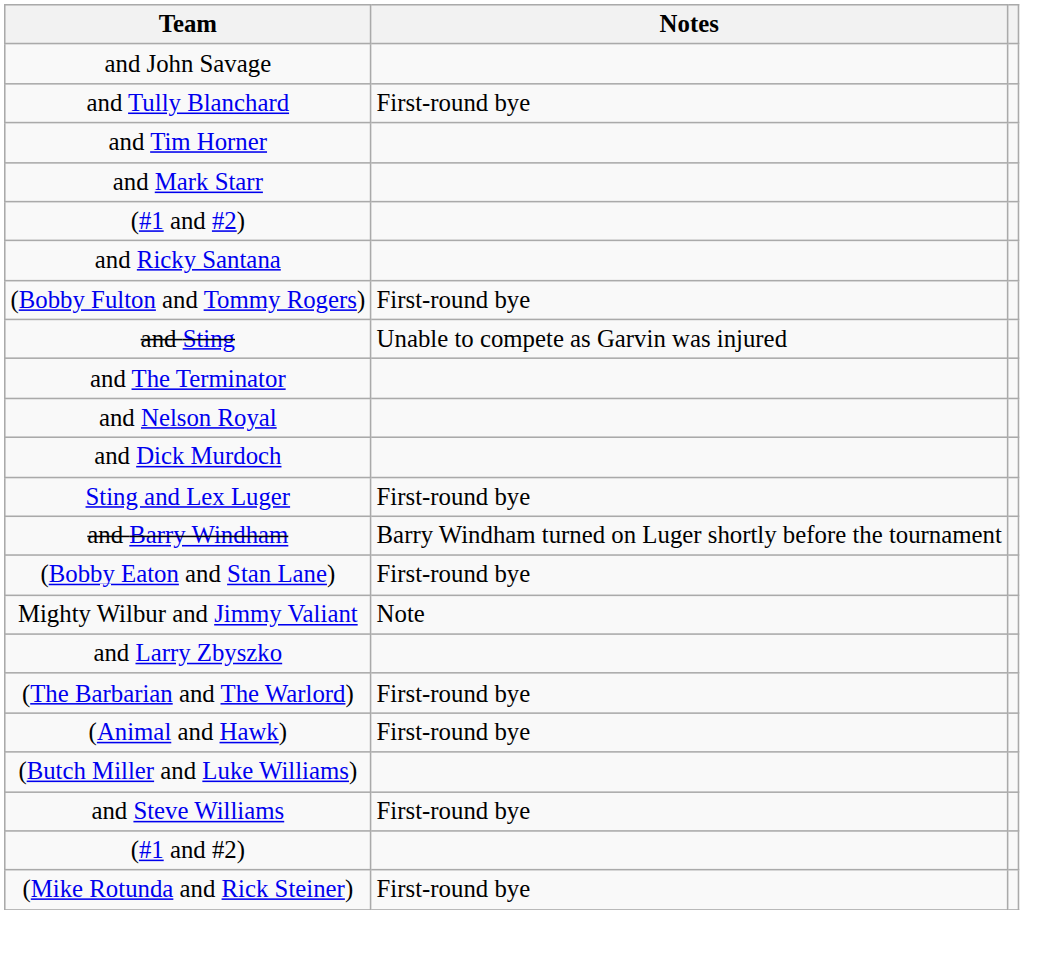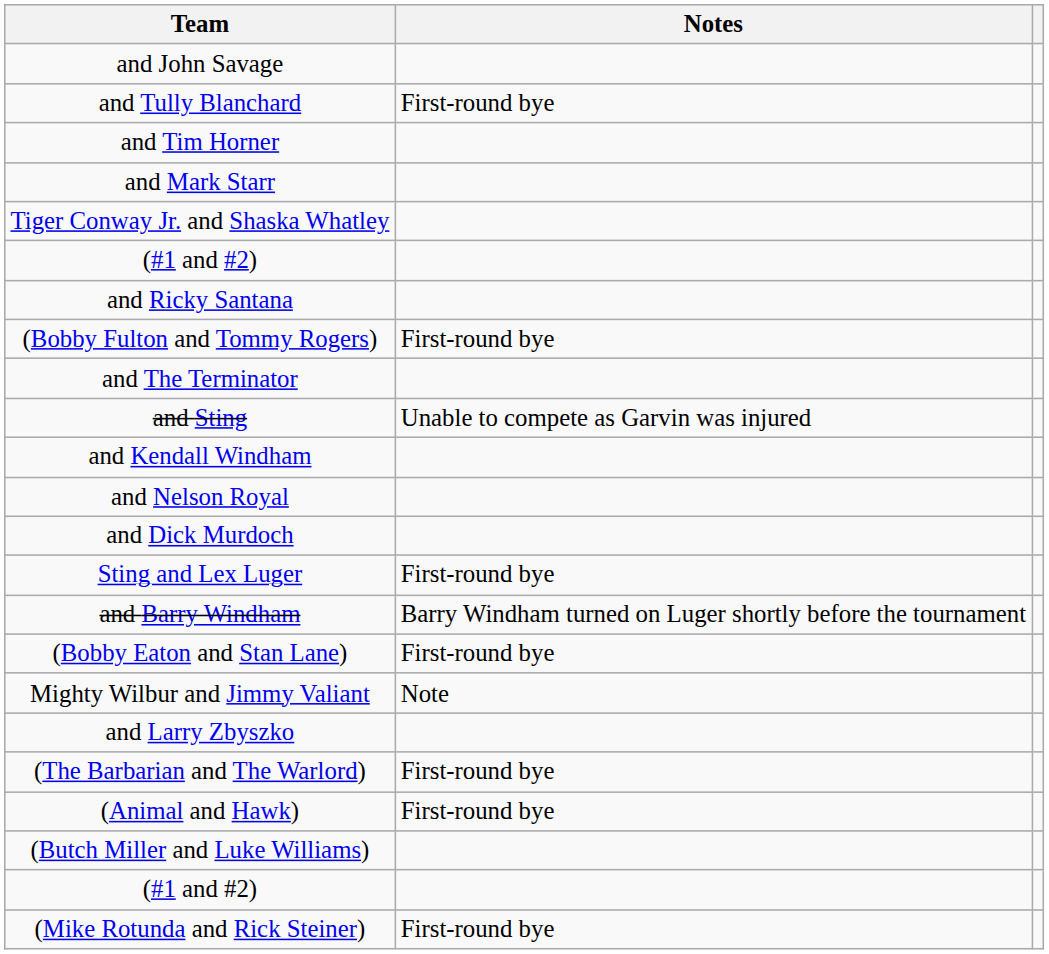+ row: (200, 220)
rows swapped: (188, 338) <-> (188, 378)
+ row: (200, 456)
- row: (188, 810)
